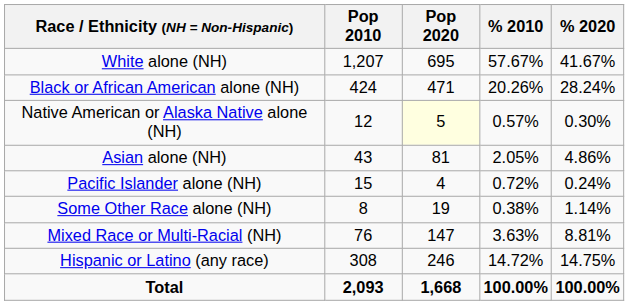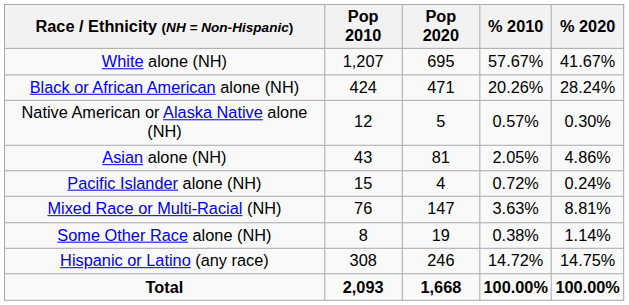(441, 122) lightyellow background -> (441, 122) no background
rows swapped: (164, 209) <-> (164, 235)
